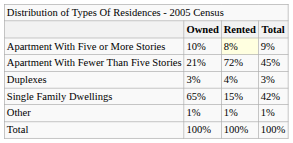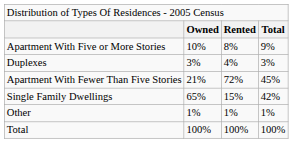(231, 46) lightyellow background -> (231, 46) no background
rows swapped: (94, 63) <-> (27, 79)
